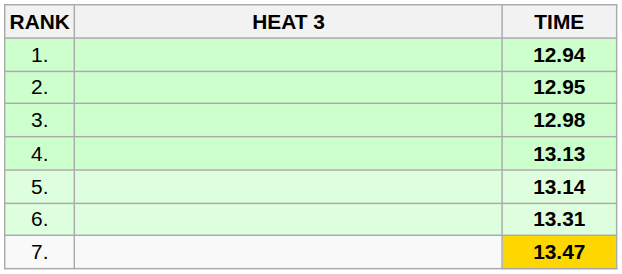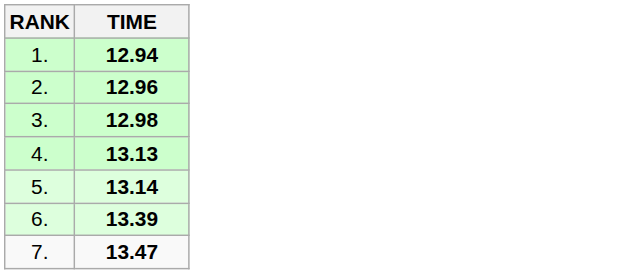- column: (288, 22)
(559, 88) 12.95 -> (132, 88) 12.96
(559, 220) 13.31 -> (132, 220) 13.39
(559, 253) gold background -> (132, 253) no background
